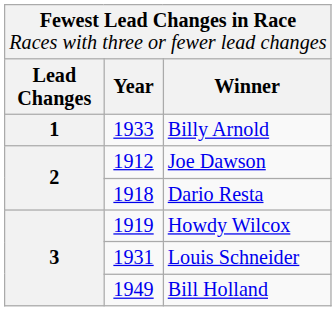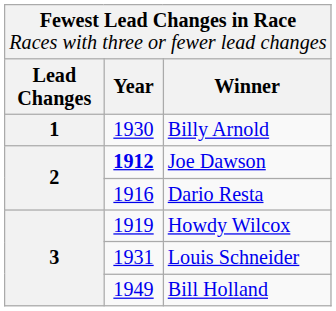(134, 129) 1933 -> (134, 129) 1930
(134, 161) normal -> (134, 161) bold
(134, 193) 1918 -> (134, 193) 1916
